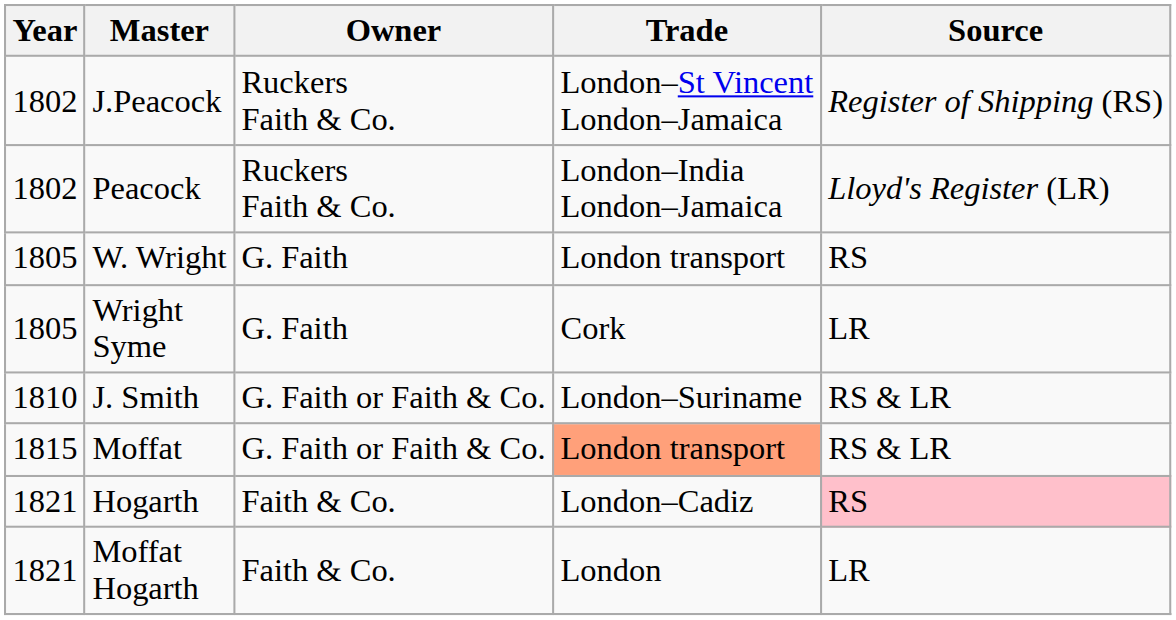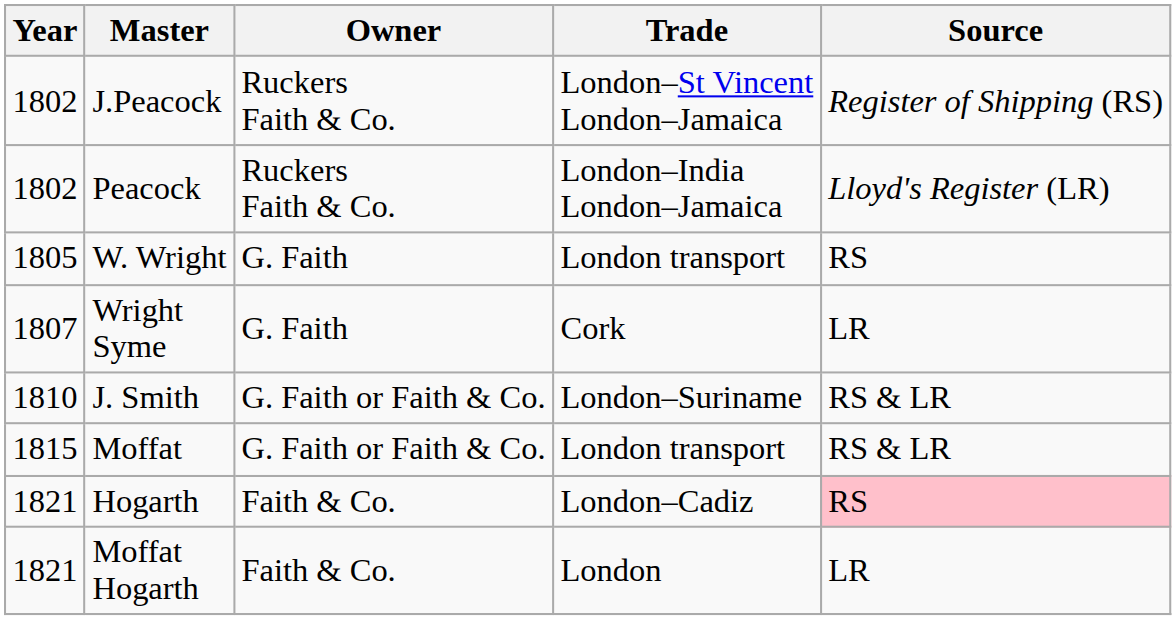(45, 327) 1805 -> (45, 327) 1807
(673, 448) lightsalmon background -> (673, 448) no background
